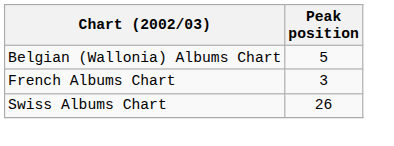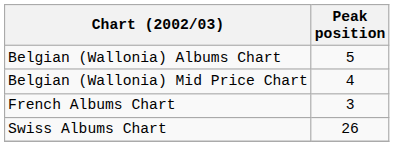+ row: (158, 81)
